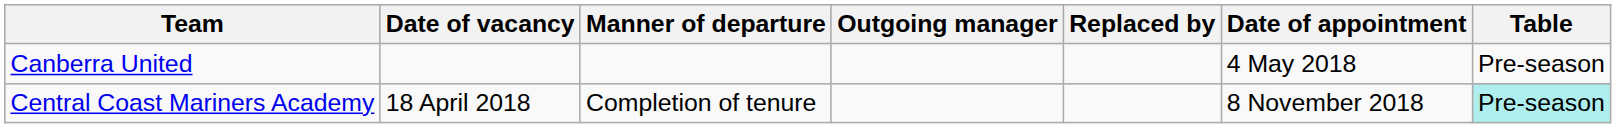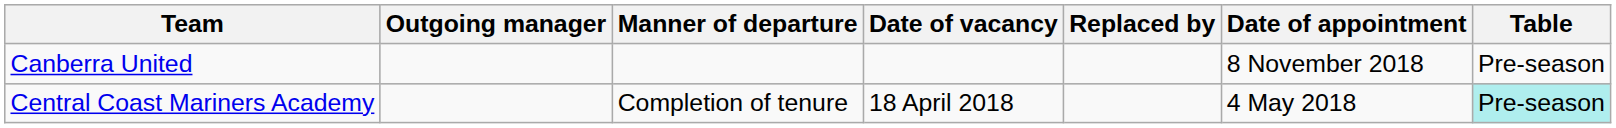columns swapped: (948, 24) <-> (480, 24)
(1292, 63) 4 May 2018 -> (1325, 63) 8 November 2018
(1325, 102) 8 November 2018 -> (1292, 102) 4 May 2018
